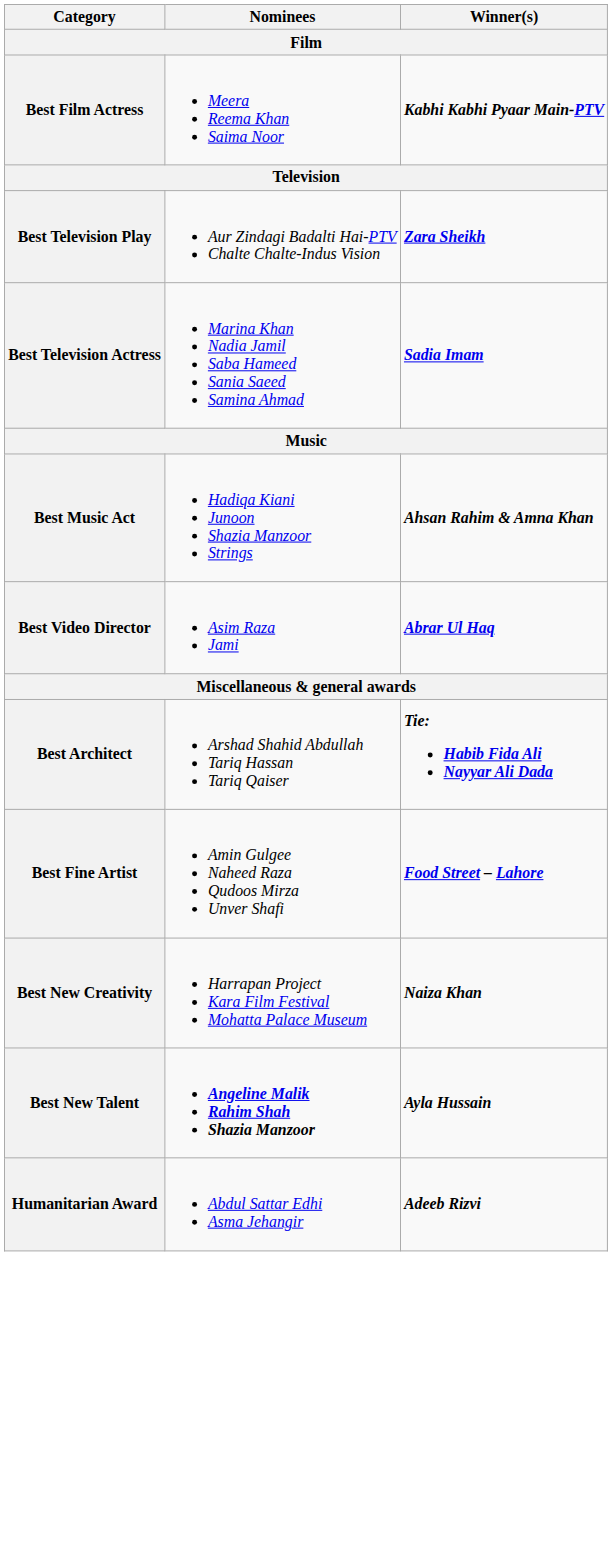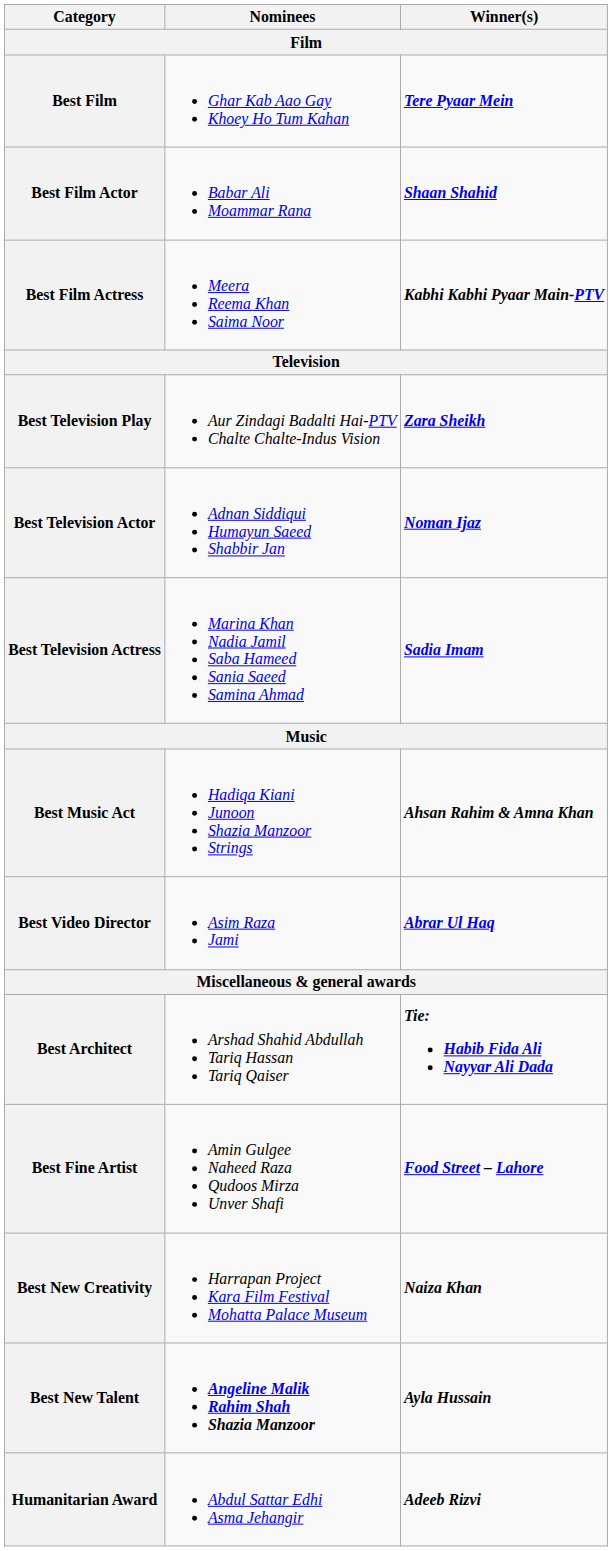+ row: (85, 100)
+ row: (85, 193)
+ row: (85, 522)
